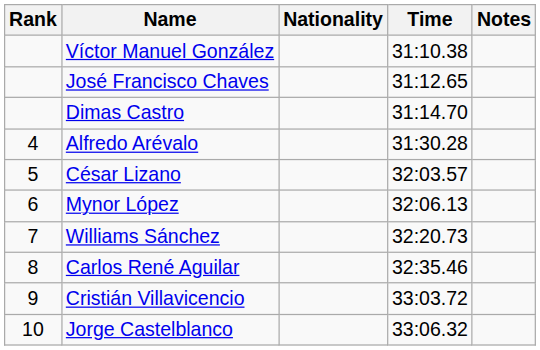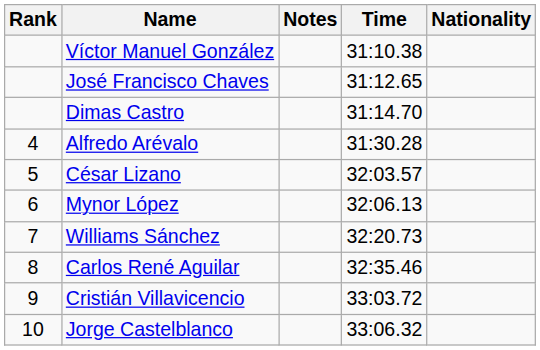columns swapped: (333, 19) <-> (504, 19)
